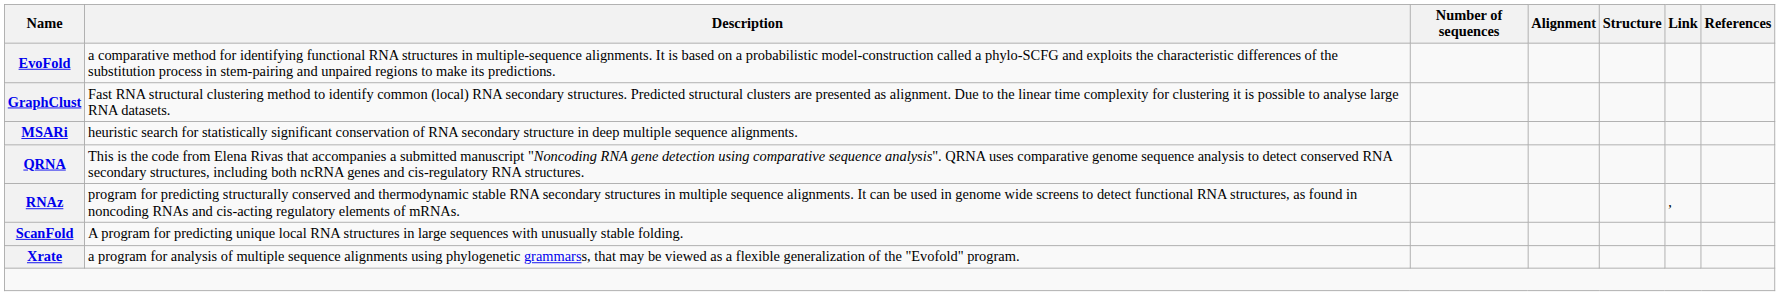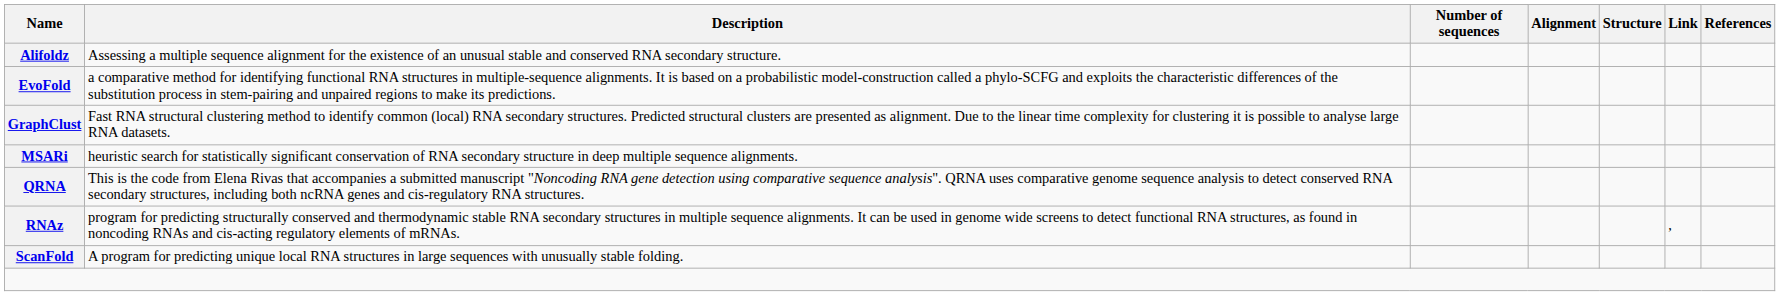+ row: (45, 54)
- row: (45, 256)
